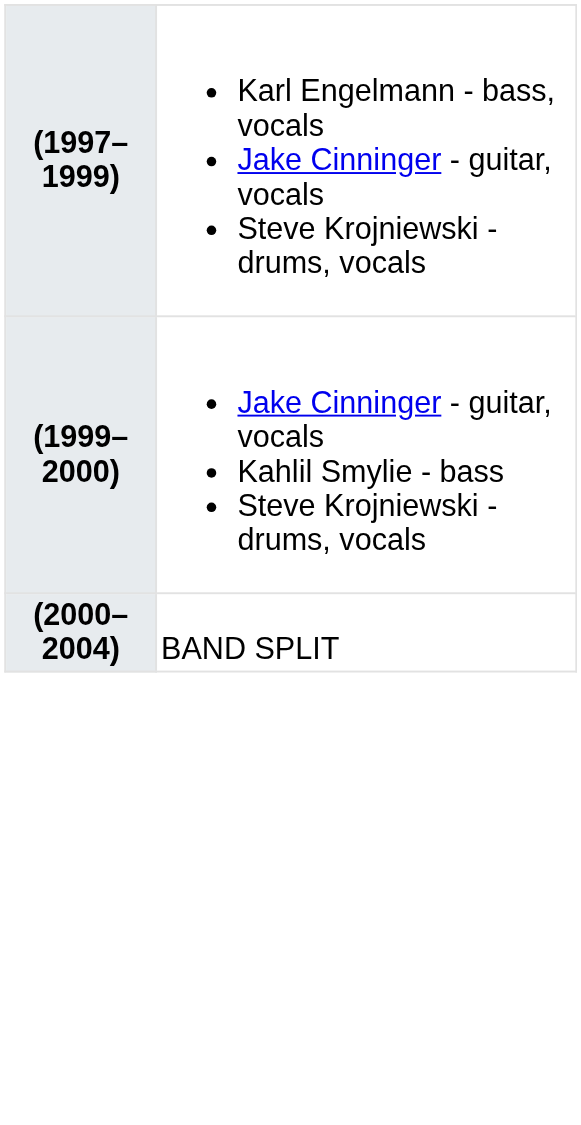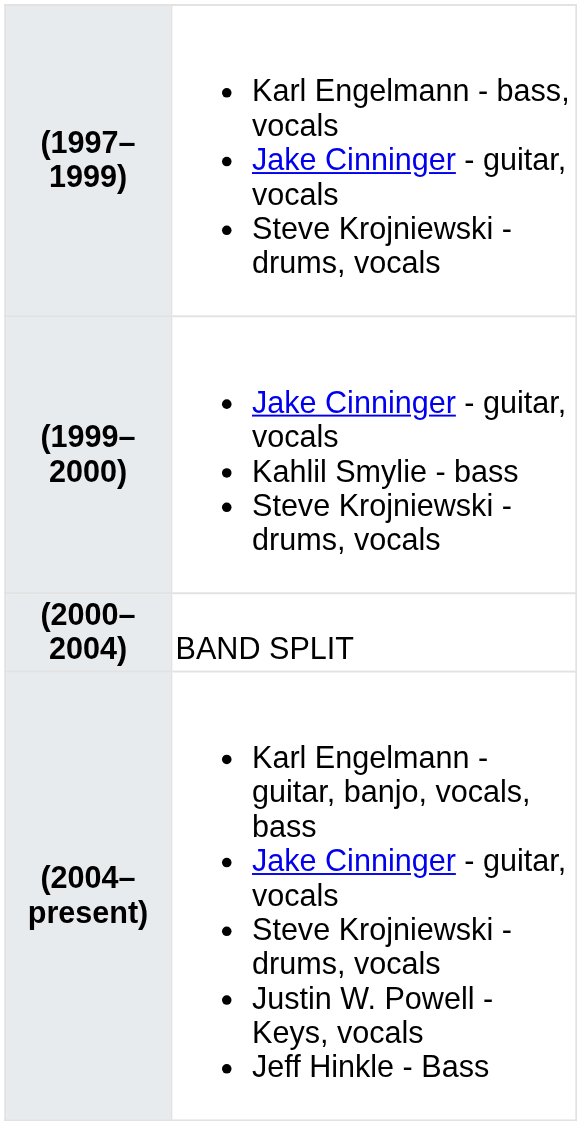+ row: (88, 895)
